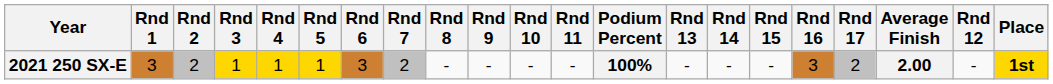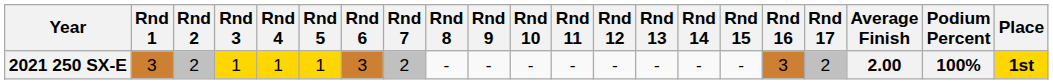columns swapped: (974, 28) <-> (630, 28)
